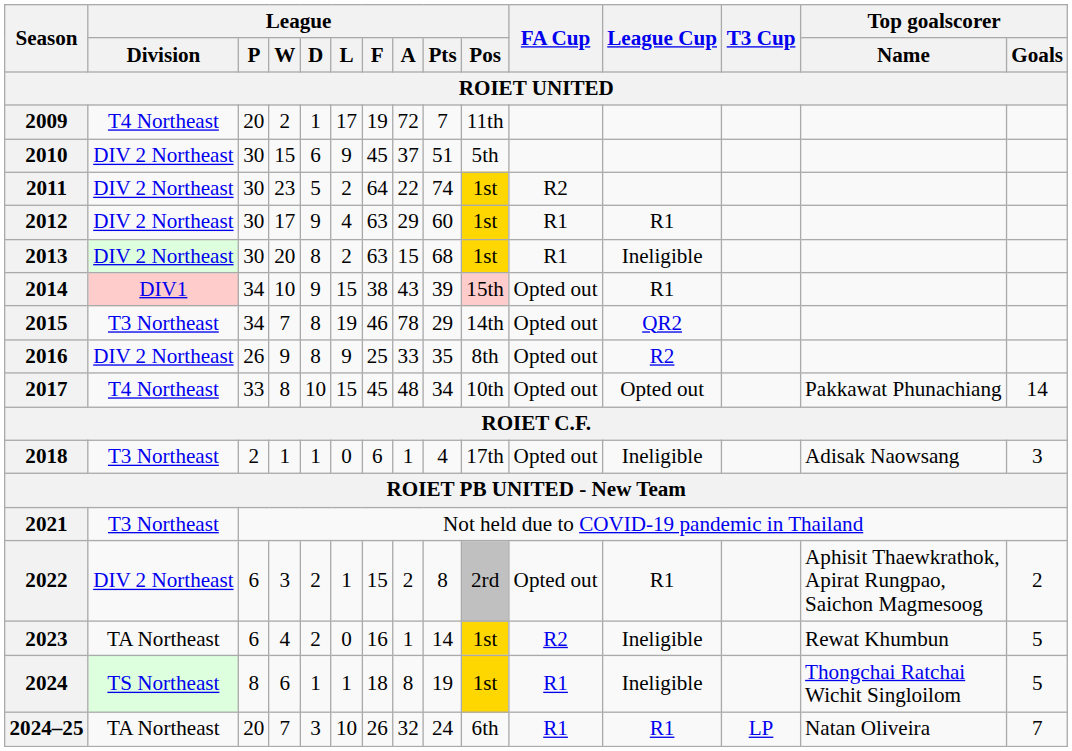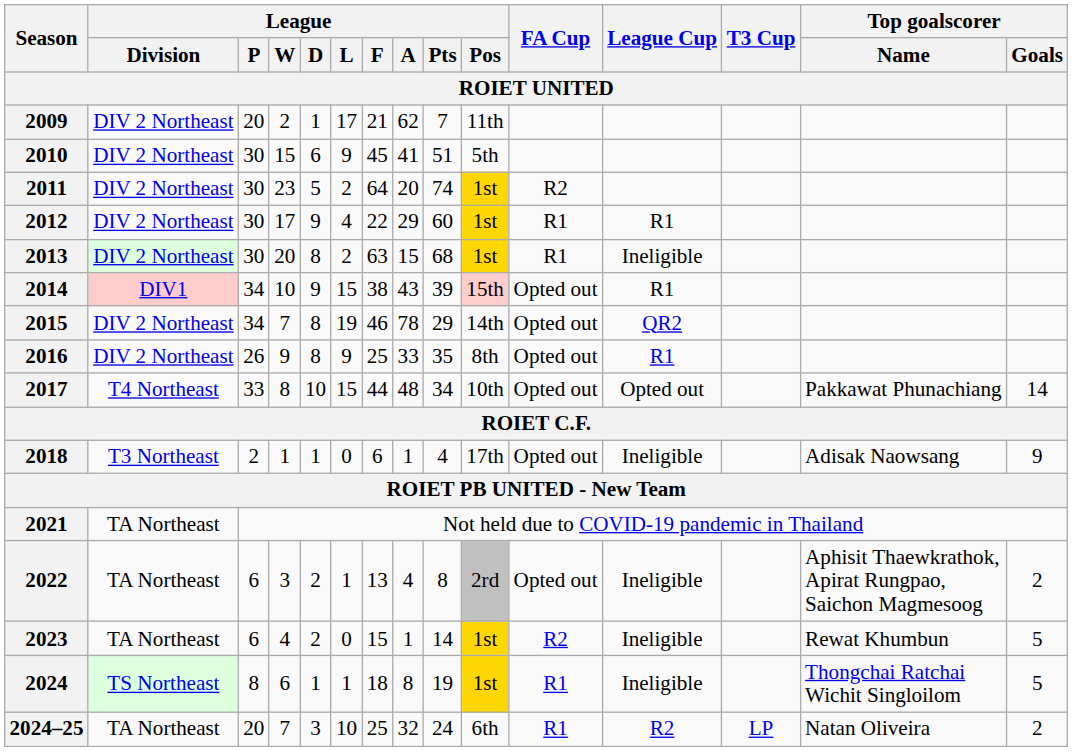(163, 121) T4 Northeast -> (163, 121) DIV 2 Northeast
(377, 121) 19 -> (377, 121) 21
(408, 121) 72 -> (408, 121) 62
(408, 155) 37 -> (408, 155) 41
(408, 188) 22 -> (408, 188) 20
(377, 222) 63 -> (377, 222) 22
(163, 322) T3 Northeast -> (163, 322) DIV 2 Northeast
(662, 356) R2 -> (662, 356) R1
(377, 389) 45 -> (377, 389) 44
(1037, 456) 3 -> (1037, 456) 9
(163, 523) T3 Northeast -> (163, 523) TA Northeast
(163, 580) DIV 2 Northeast -> (163, 580) TA Northeast
(377, 580) 15 -> (377, 580) 13
(408, 580) 2 -> (408, 580) 4
(662, 580) R1 -> (662, 580) Ineligible
(377, 638) 16 -> (377, 638) 15
(377, 728) 26 -> (377, 728) 25
(662, 728) R1 -> (662, 728) R2
(1037, 728) 7 -> (1037, 728) 2
